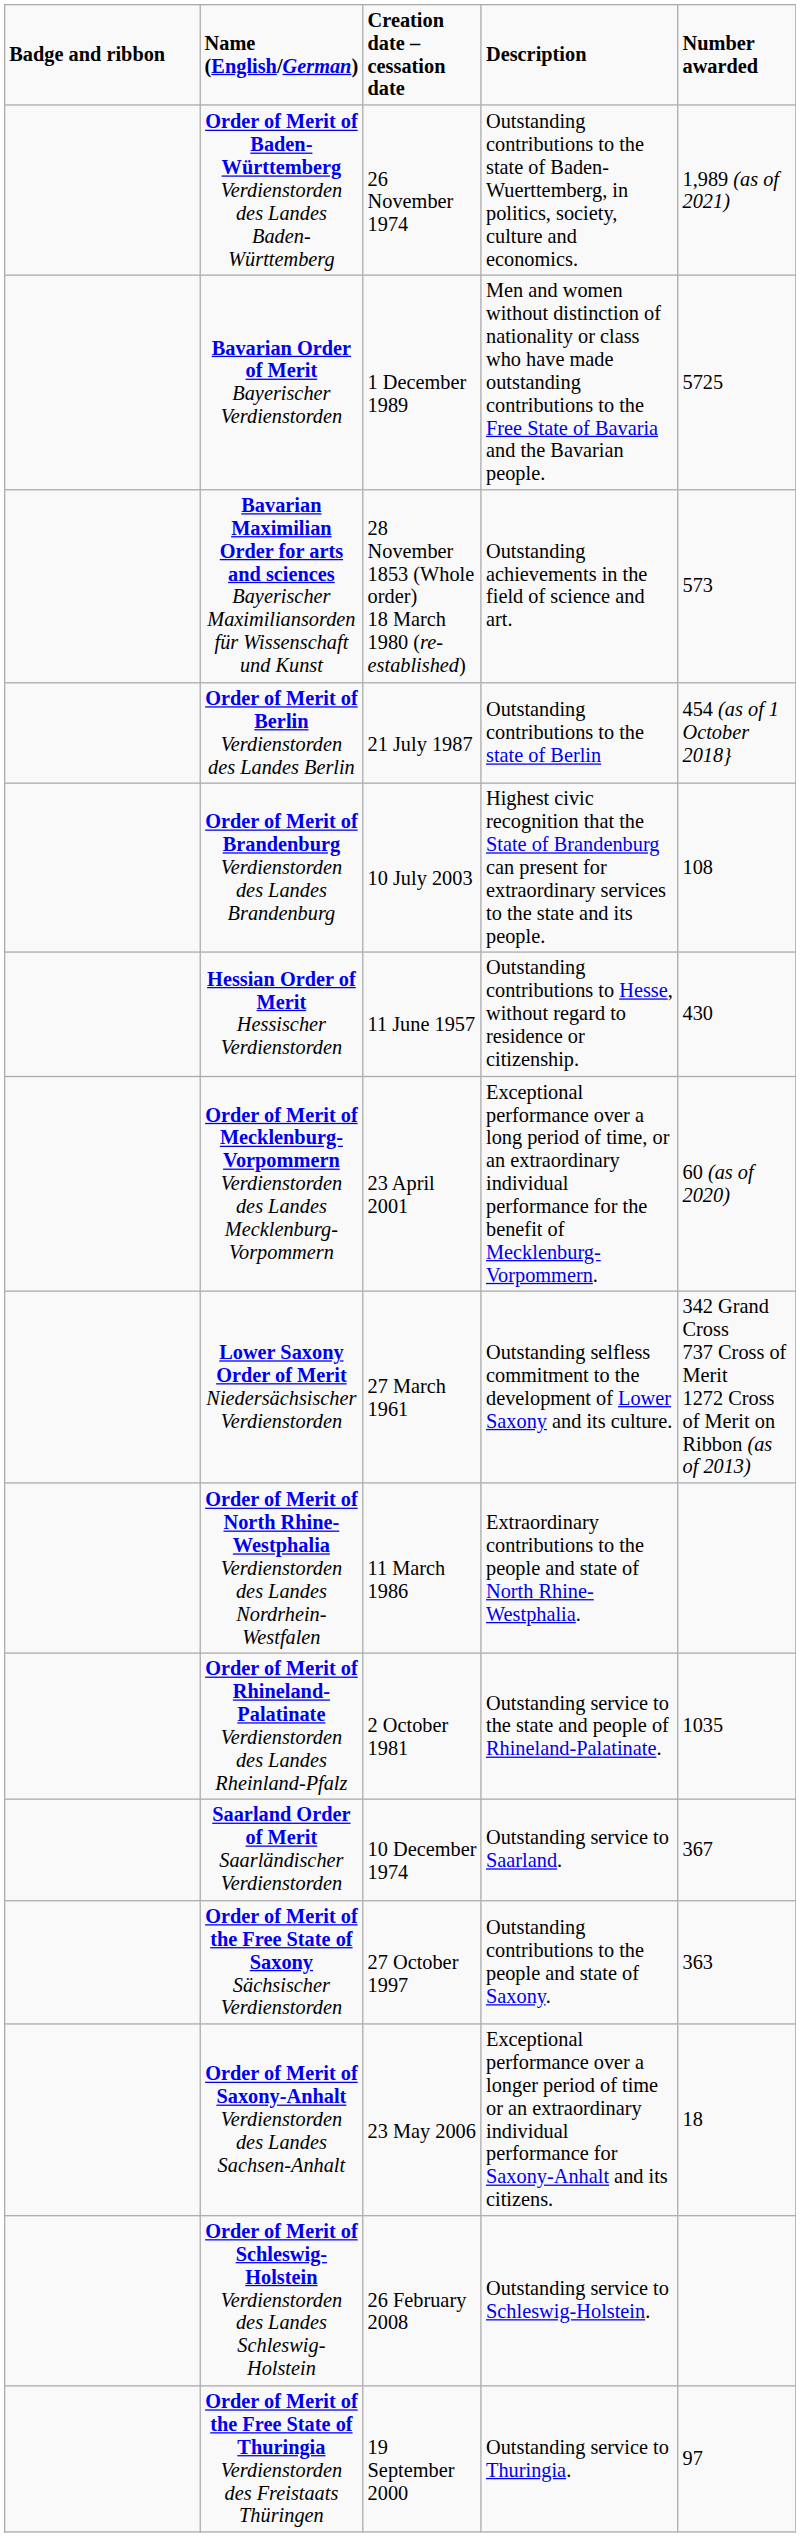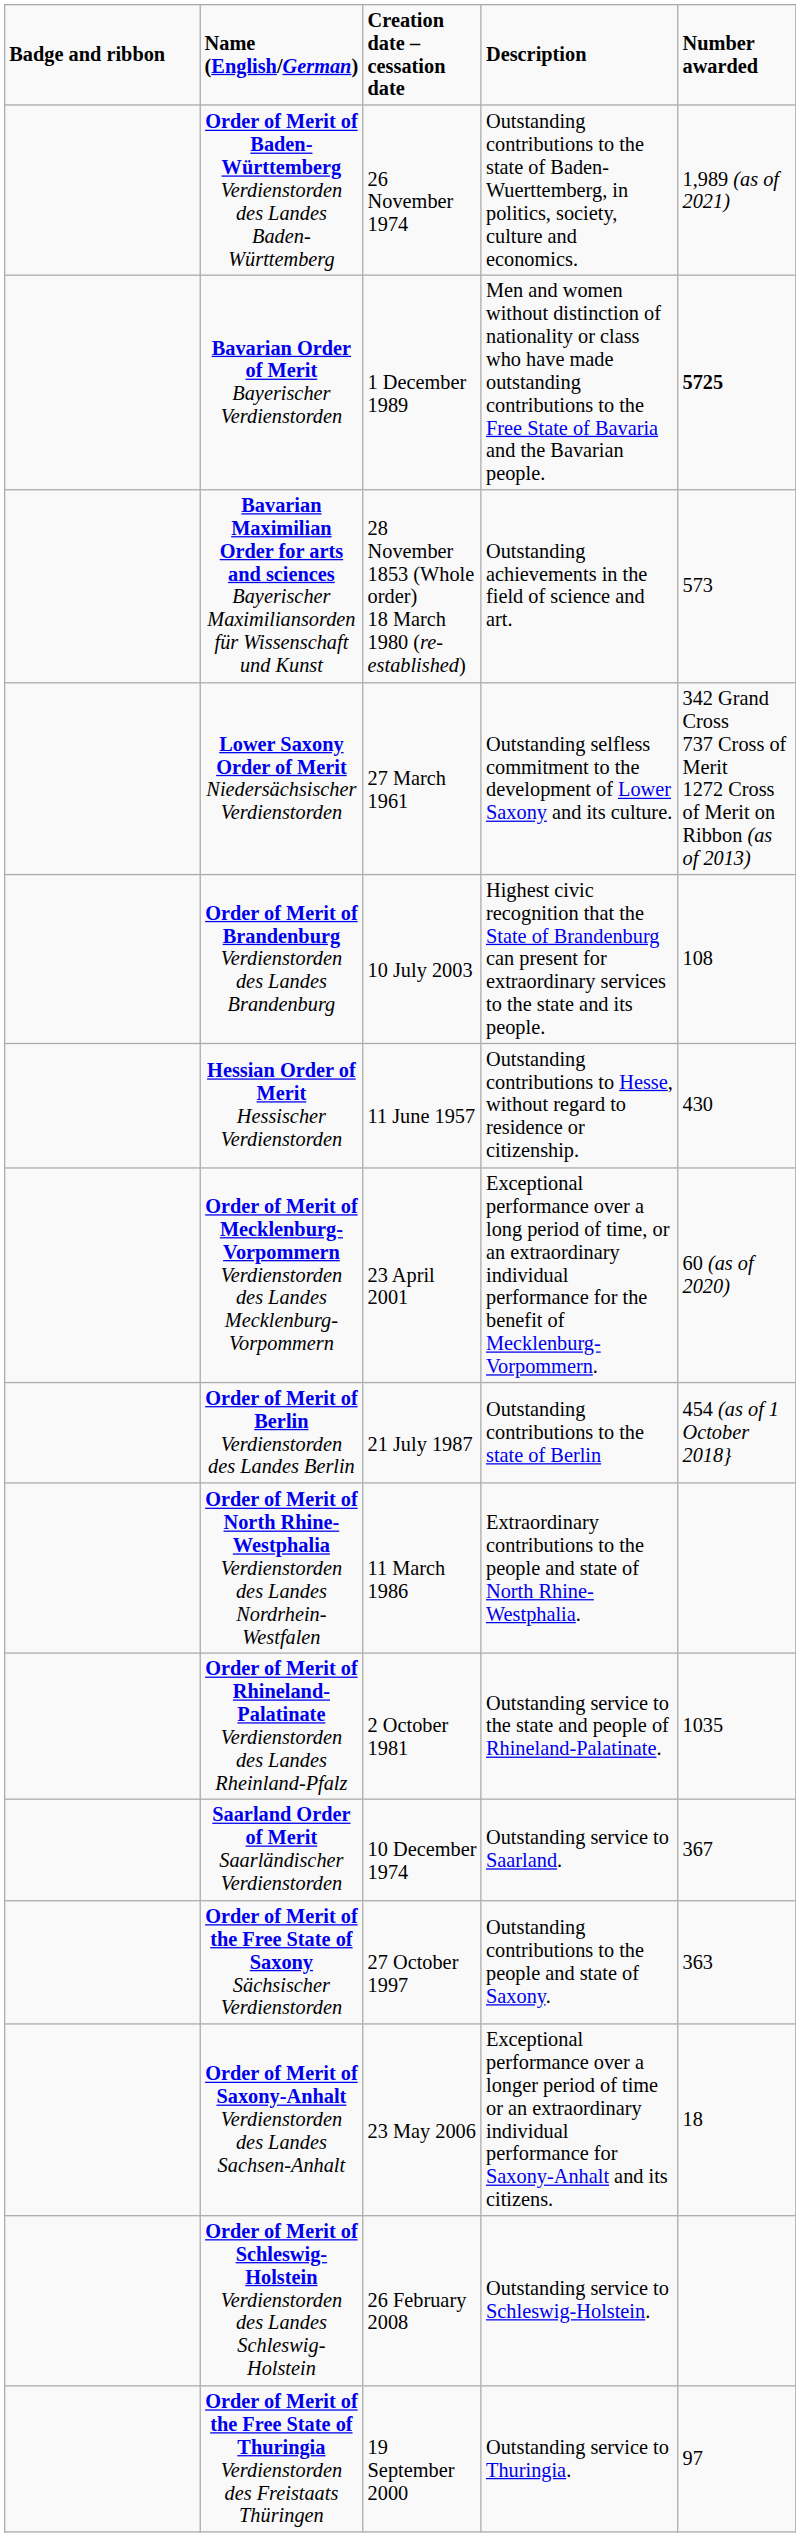(703, 382) normal -> (703, 382) bold
rows swapped: (281, 732) <-> (281, 1387)
